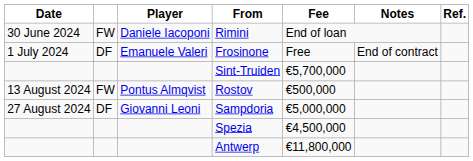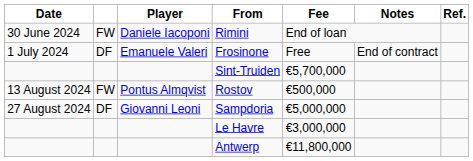+ row: (240, 128)
- row: (234, 128)
